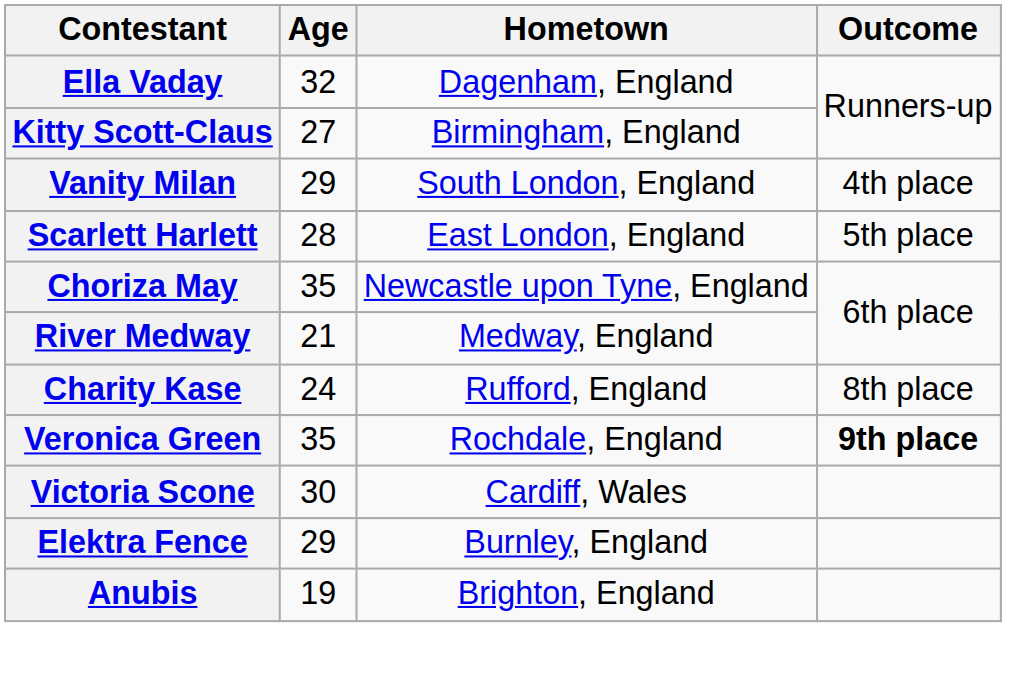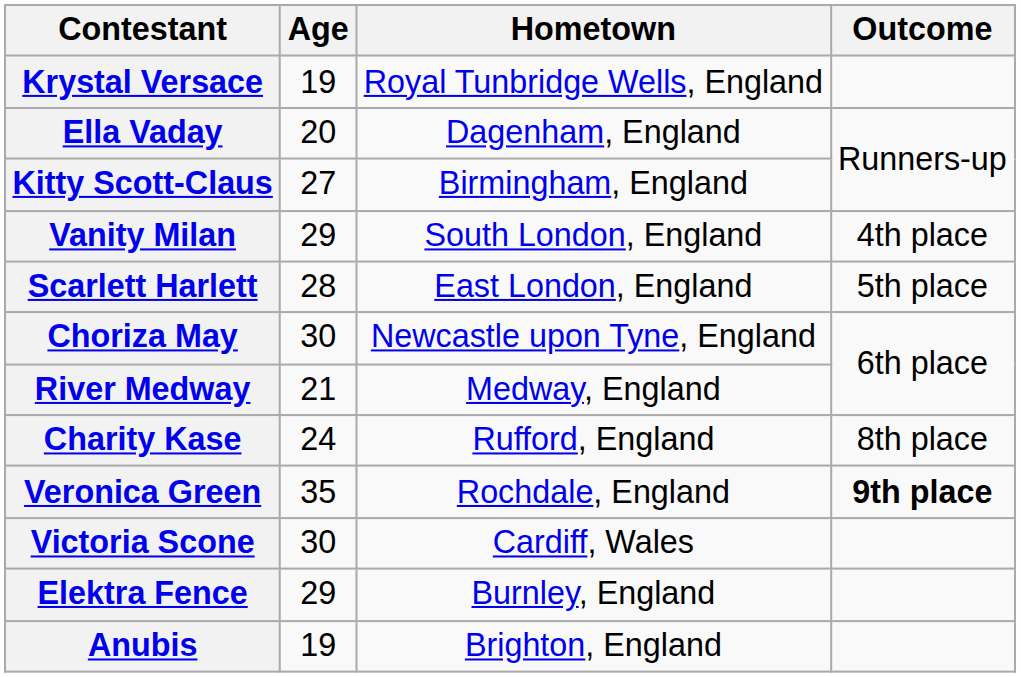+ row: (143, 81)
(318, 81) 32 -> (318, 132) 20
(318, 286) 35 -> (318, 337) 30
